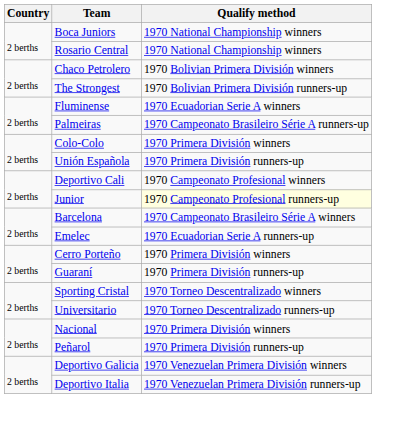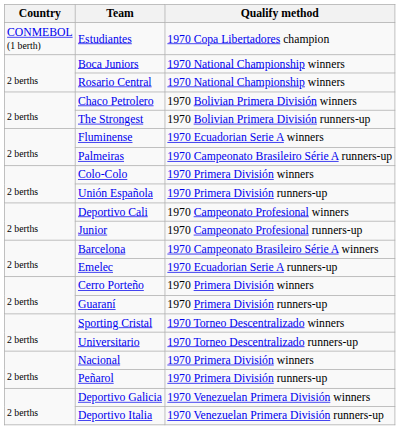+ row: (105, 38)
(241, 198) lightyellow background -> (265, 230) no background
